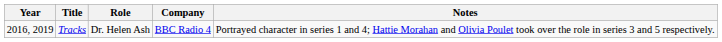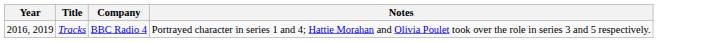- column: (120, 12)
